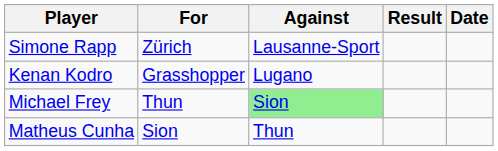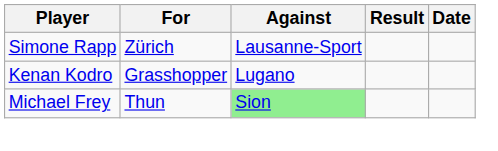- row: (71, 131)
